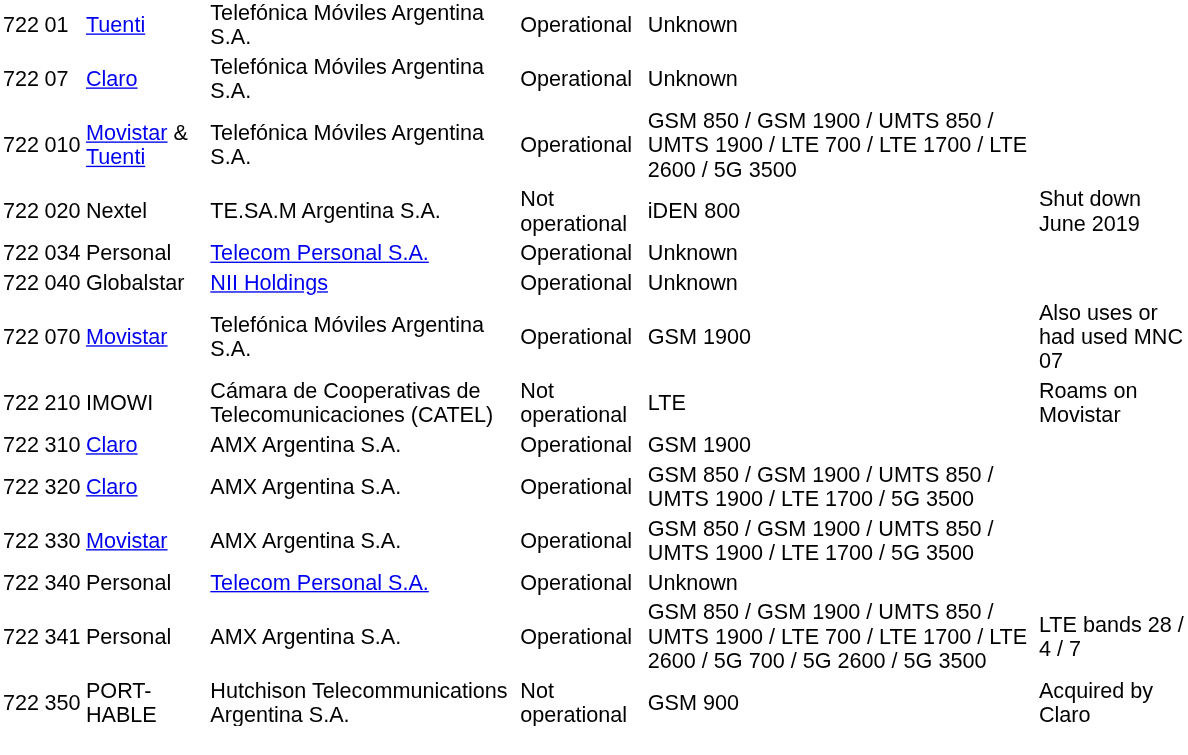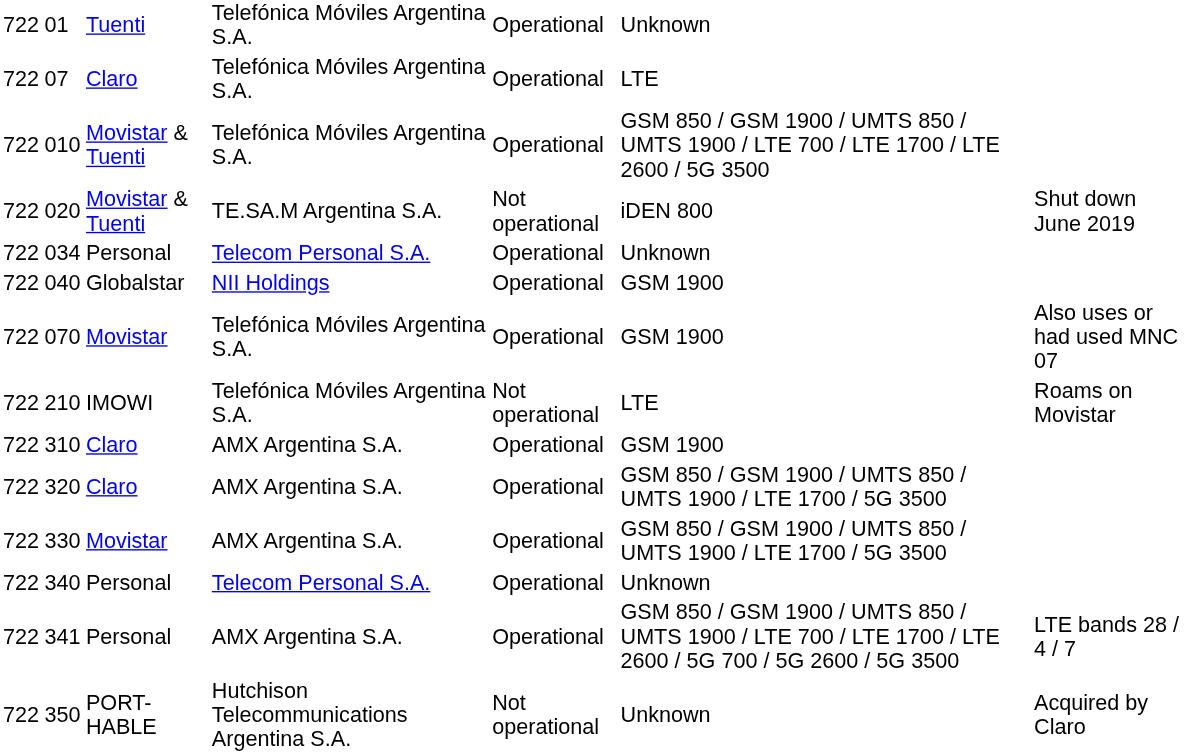(693, 79) Unknown -> (640, 79) LTE
(117, 211) Nextel -> (137, 211) Movistar & Tuenti
(693, 283) Unknown -> (672, 283) GSM 1900
(352, 403) Cámara de Cooperativas de Telecomunicaciones (CATEL) -> (349, 403) Telefónica Móviles Argentina S.A.
(693, 702) GSM 900 -> (666, 715) Unknown
